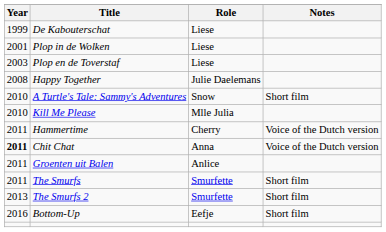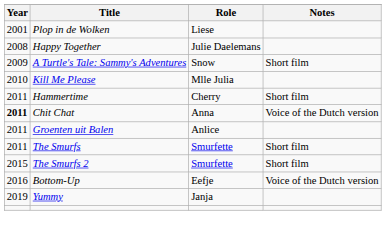- row: (71, 29)
- row: (76, 63)
(17, 96) 2010 -> (17, 63) 2009
(322, 130) Voice of the Dutch version -> (287, 96) Short film
(17, 197) 2013 -> (17, 163) 2015
(287, 213) Short film -> (322, 180) Voice of the Dutch version
+ row: (48, 197)
